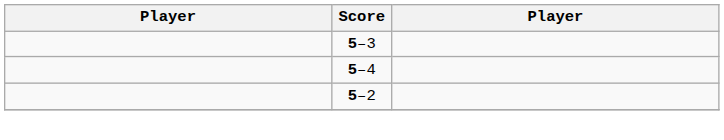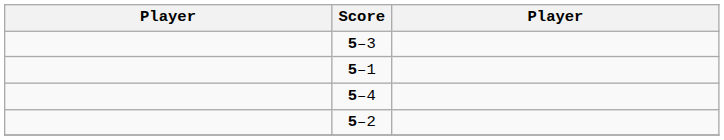+ row: (362, 70)
